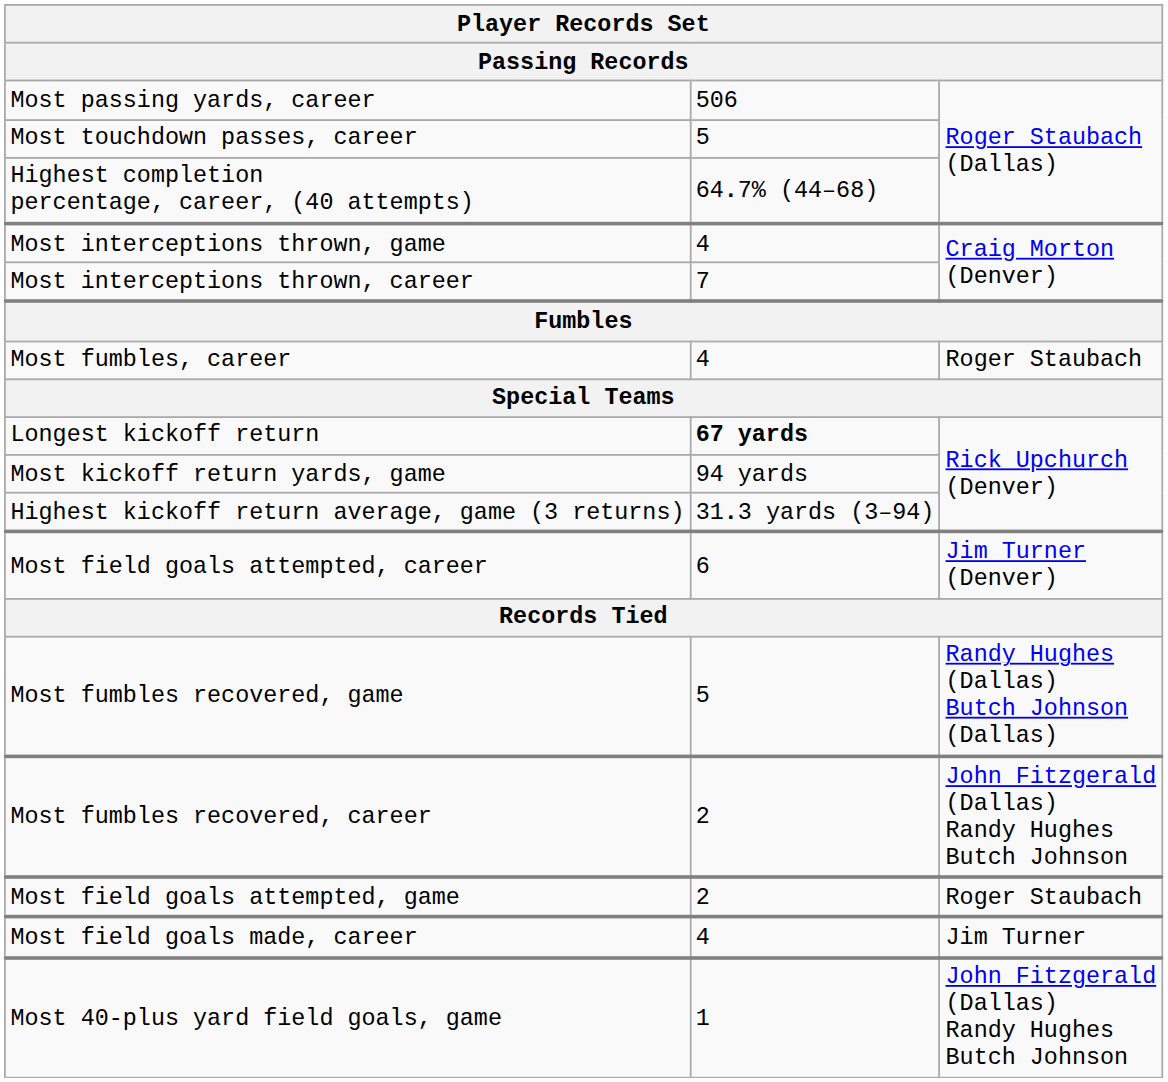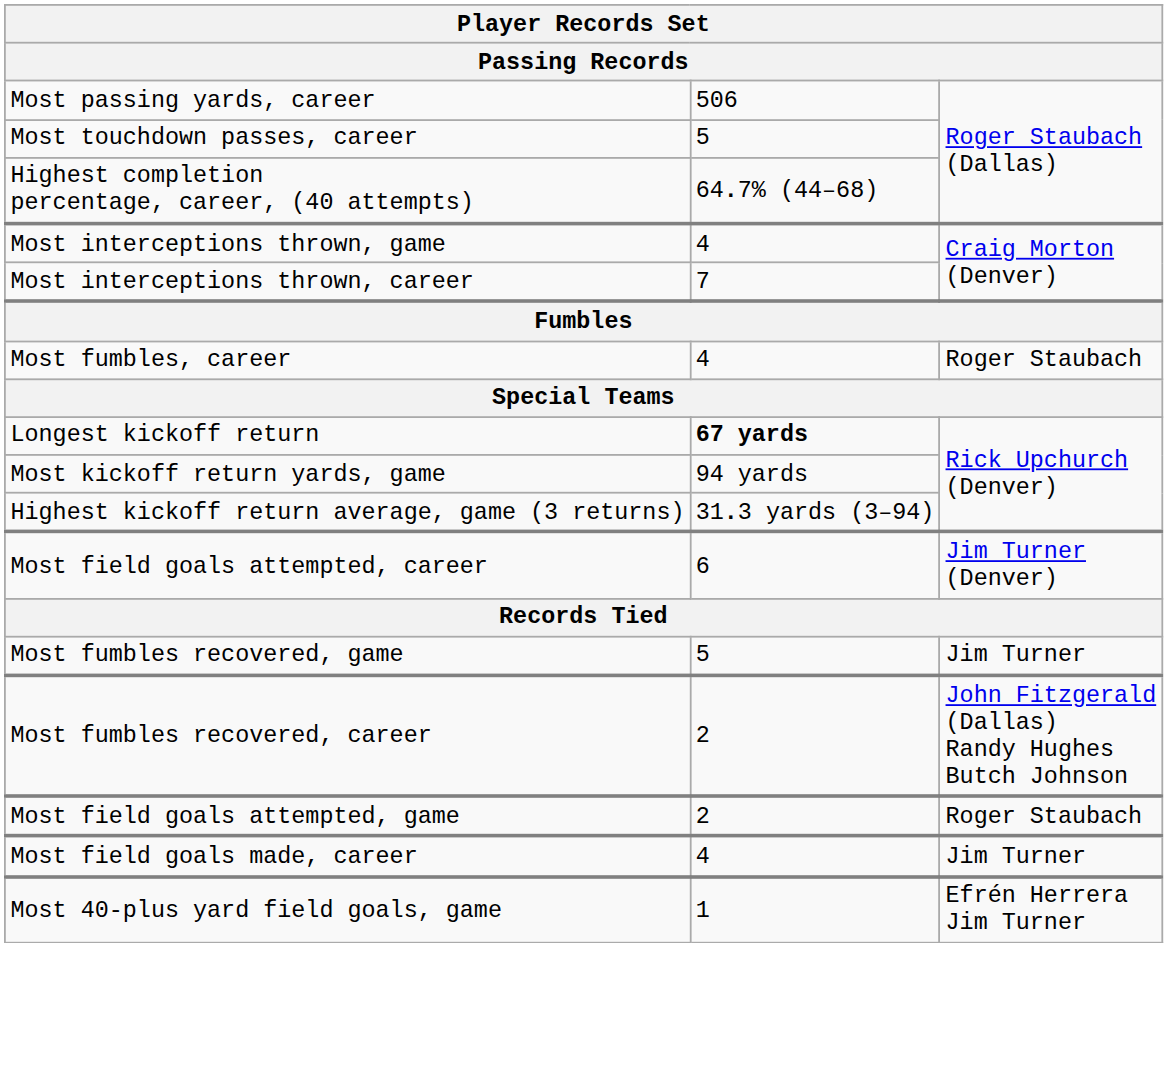(1037, 696) Randy Hughes (Dallas) Butch Johnson (Dallas) -> (1016, 655) Jim Turner
(1051, 1018) John Fitzgerald (Dallas) Randy Hughes Butch Johnson -> (1037, 910) Efrén Herrera Jim Turner
